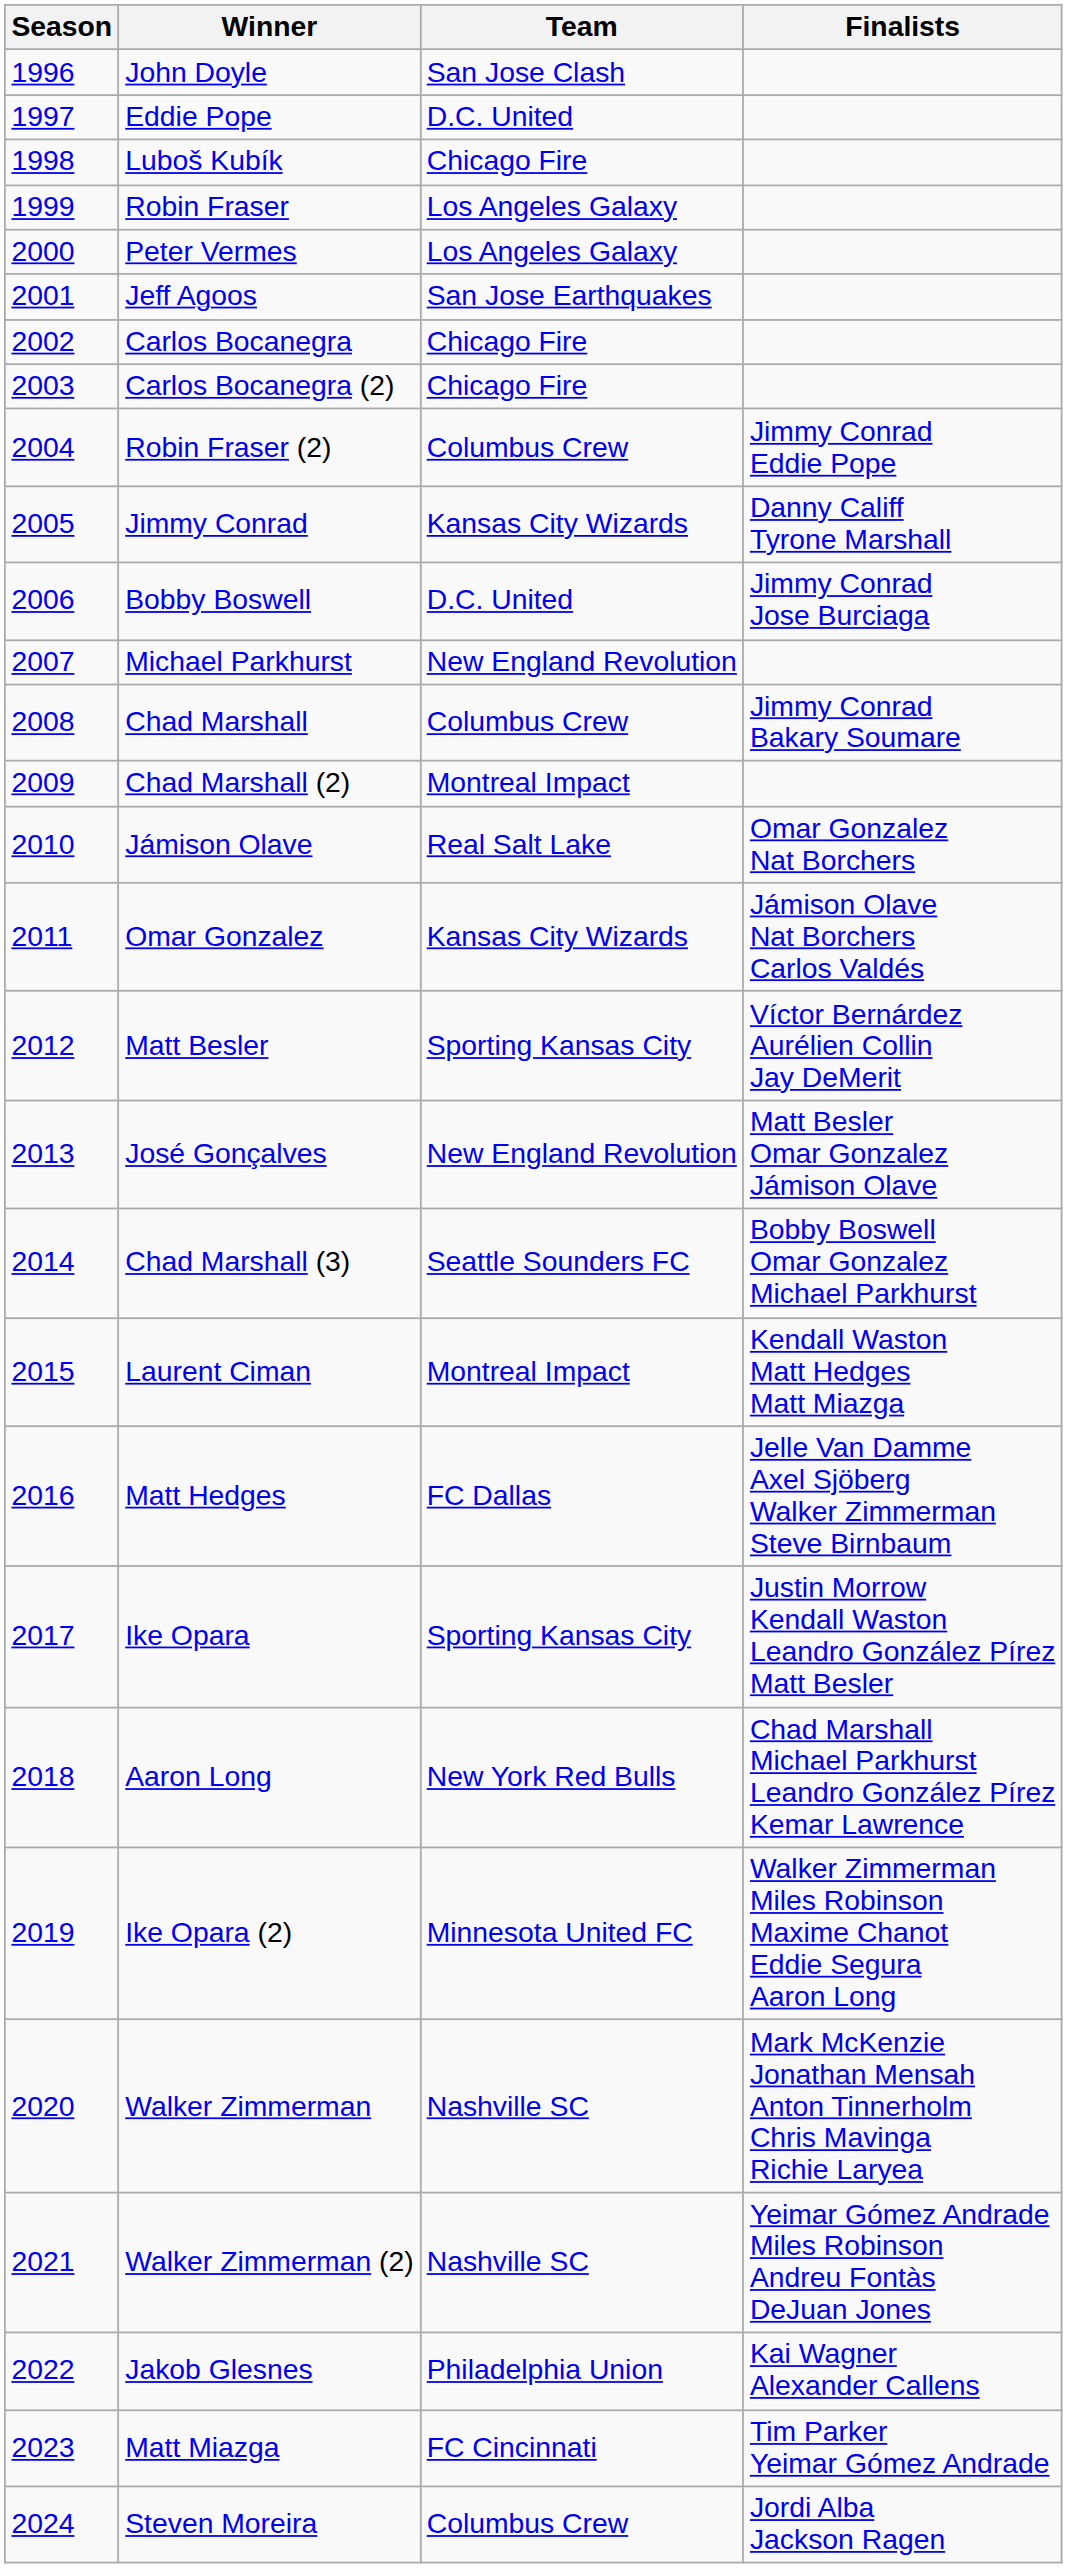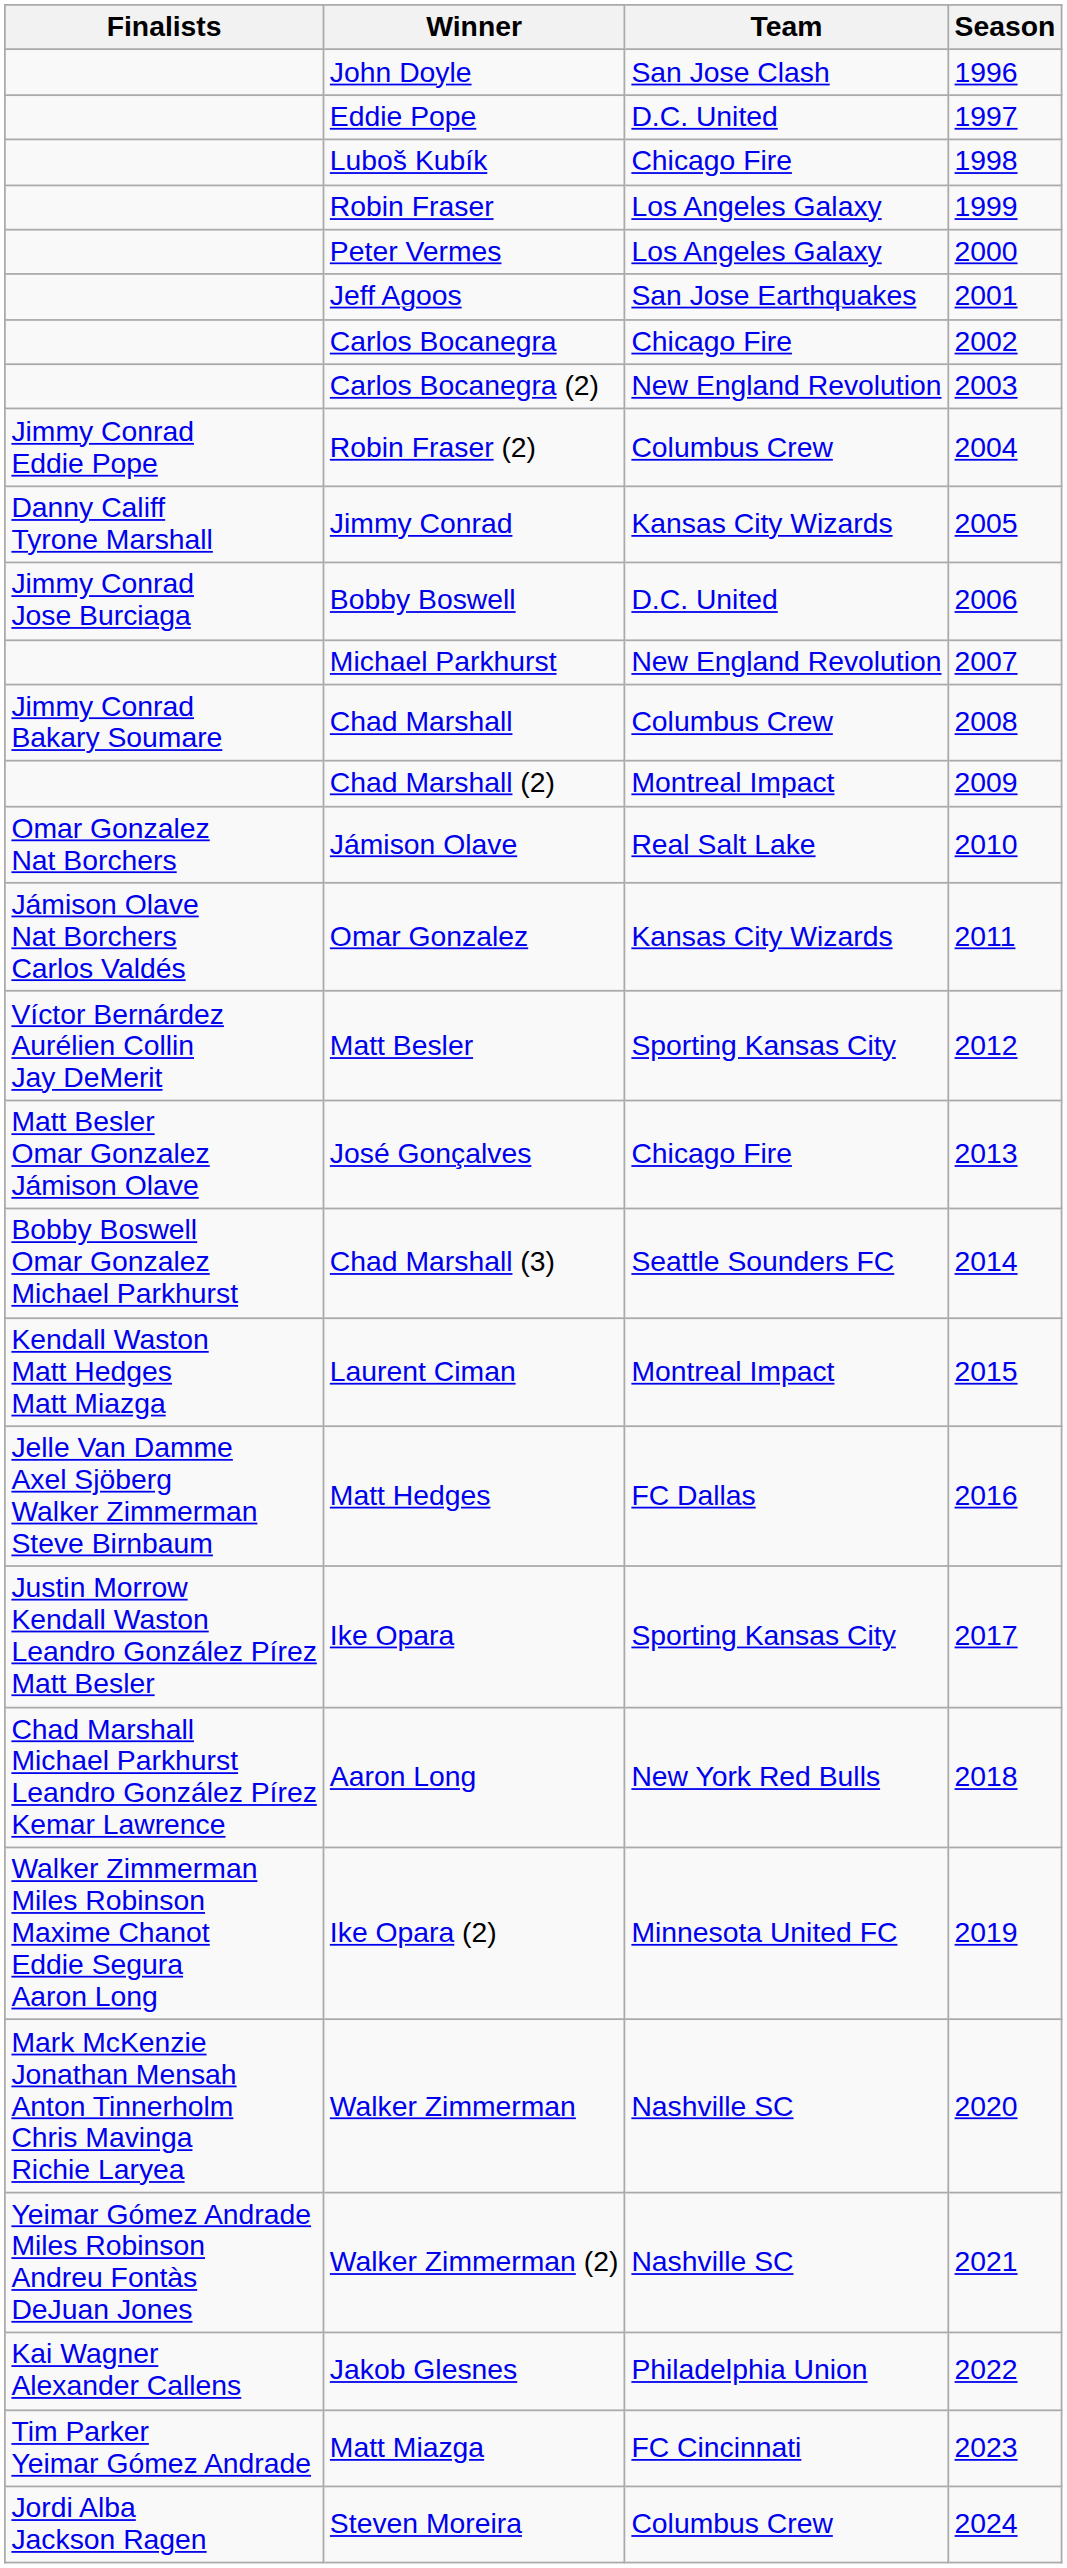columns swapped: (62, 26) <-> (903, 26)
(507, 386) Chicago Fire -> (786, 386) New England Revolution
(582, 1154) New England Revolution -> (712, 1154) Chicago Fire
